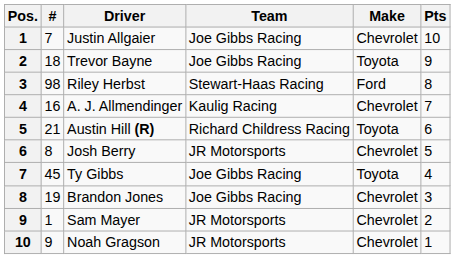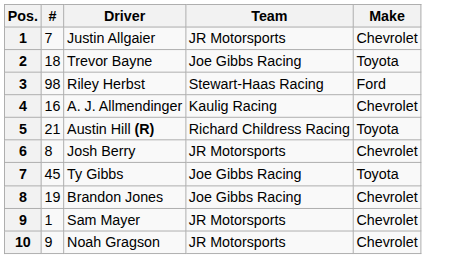- column: (435, 16)
(245, 39) Joe Gibbs Racing -> (237, 39) JR Motorsports
